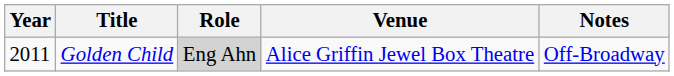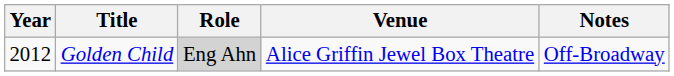(30, 53) 2011 -> (30, 53) 2012
